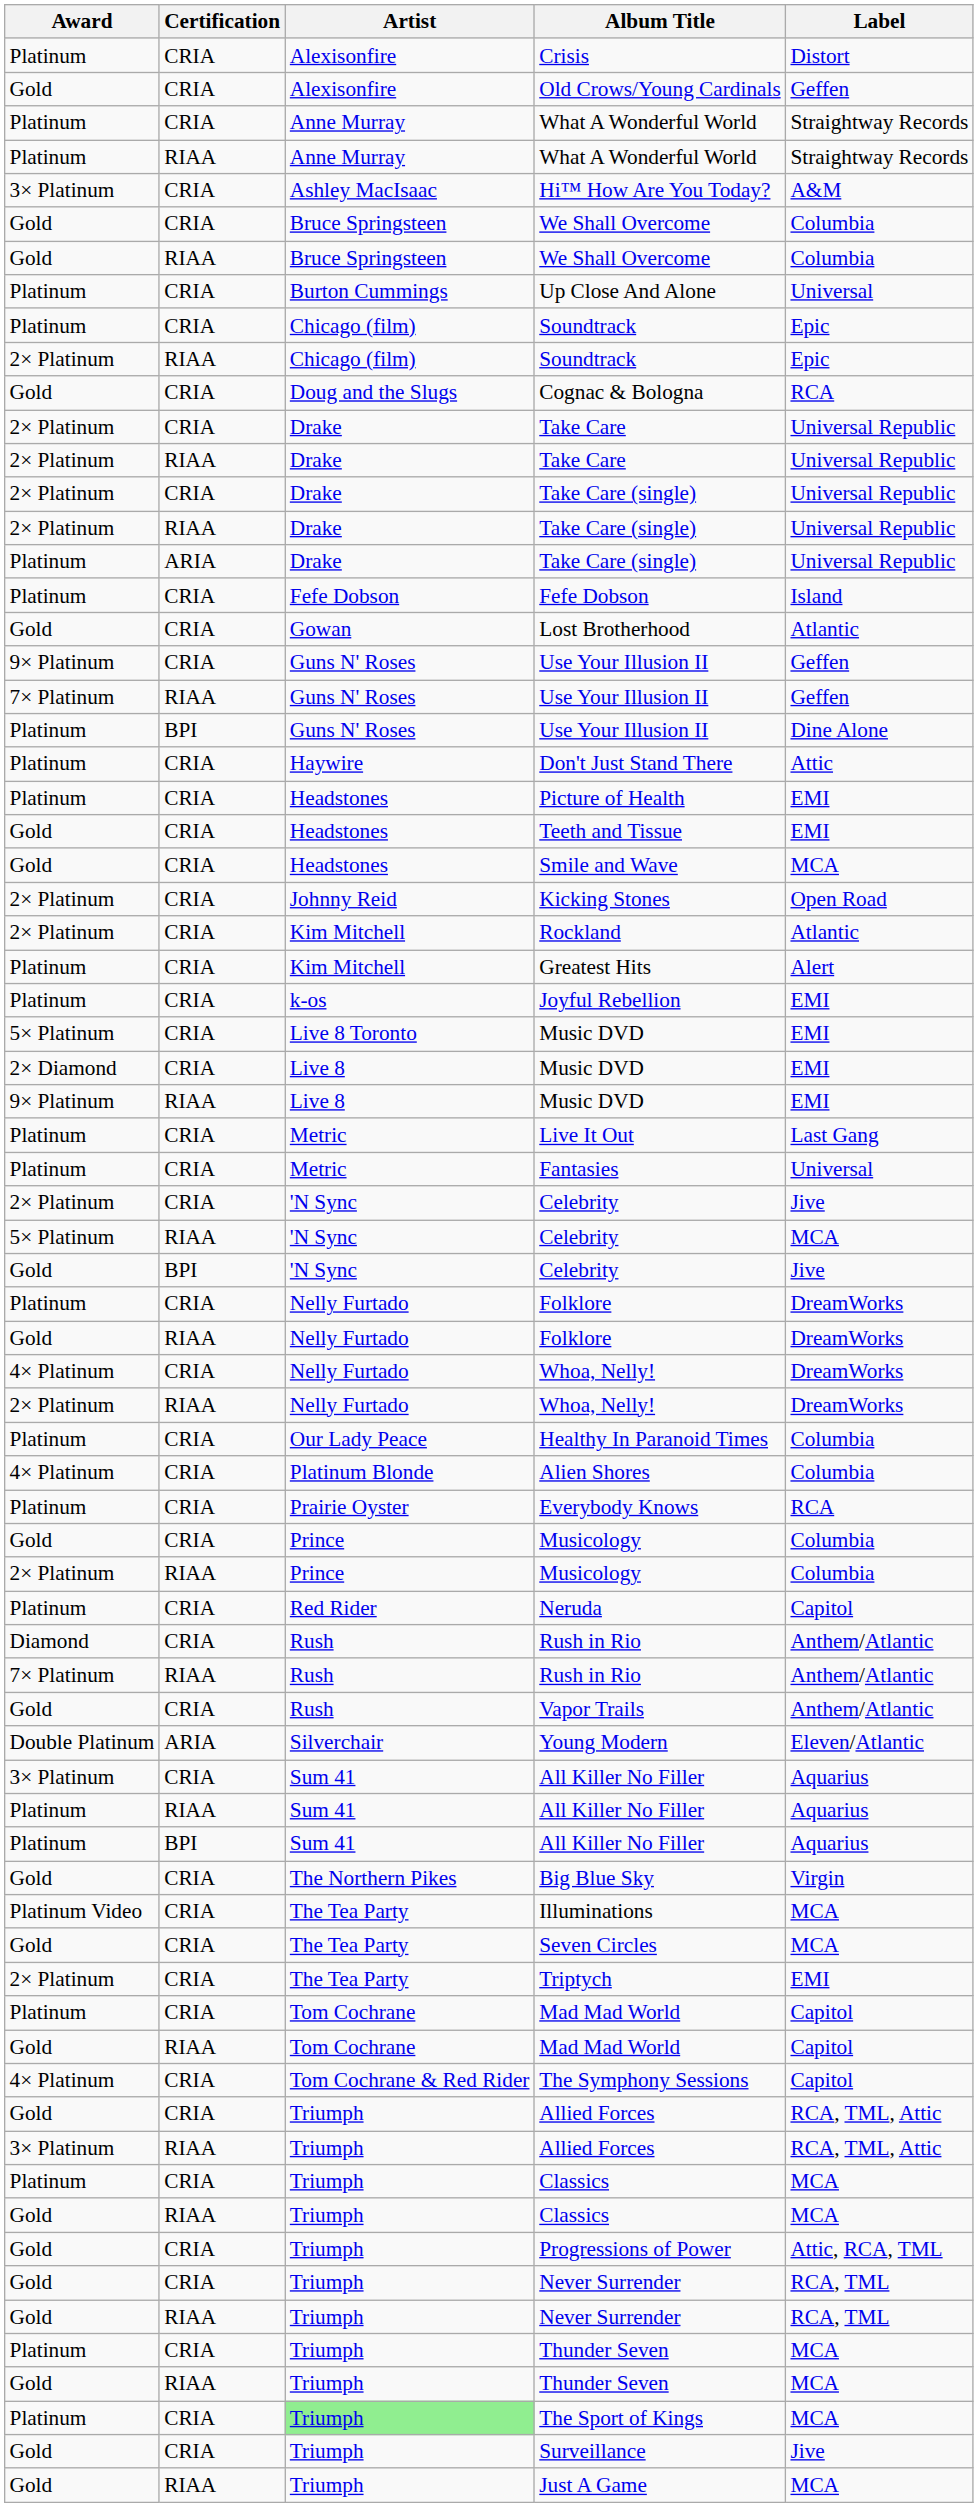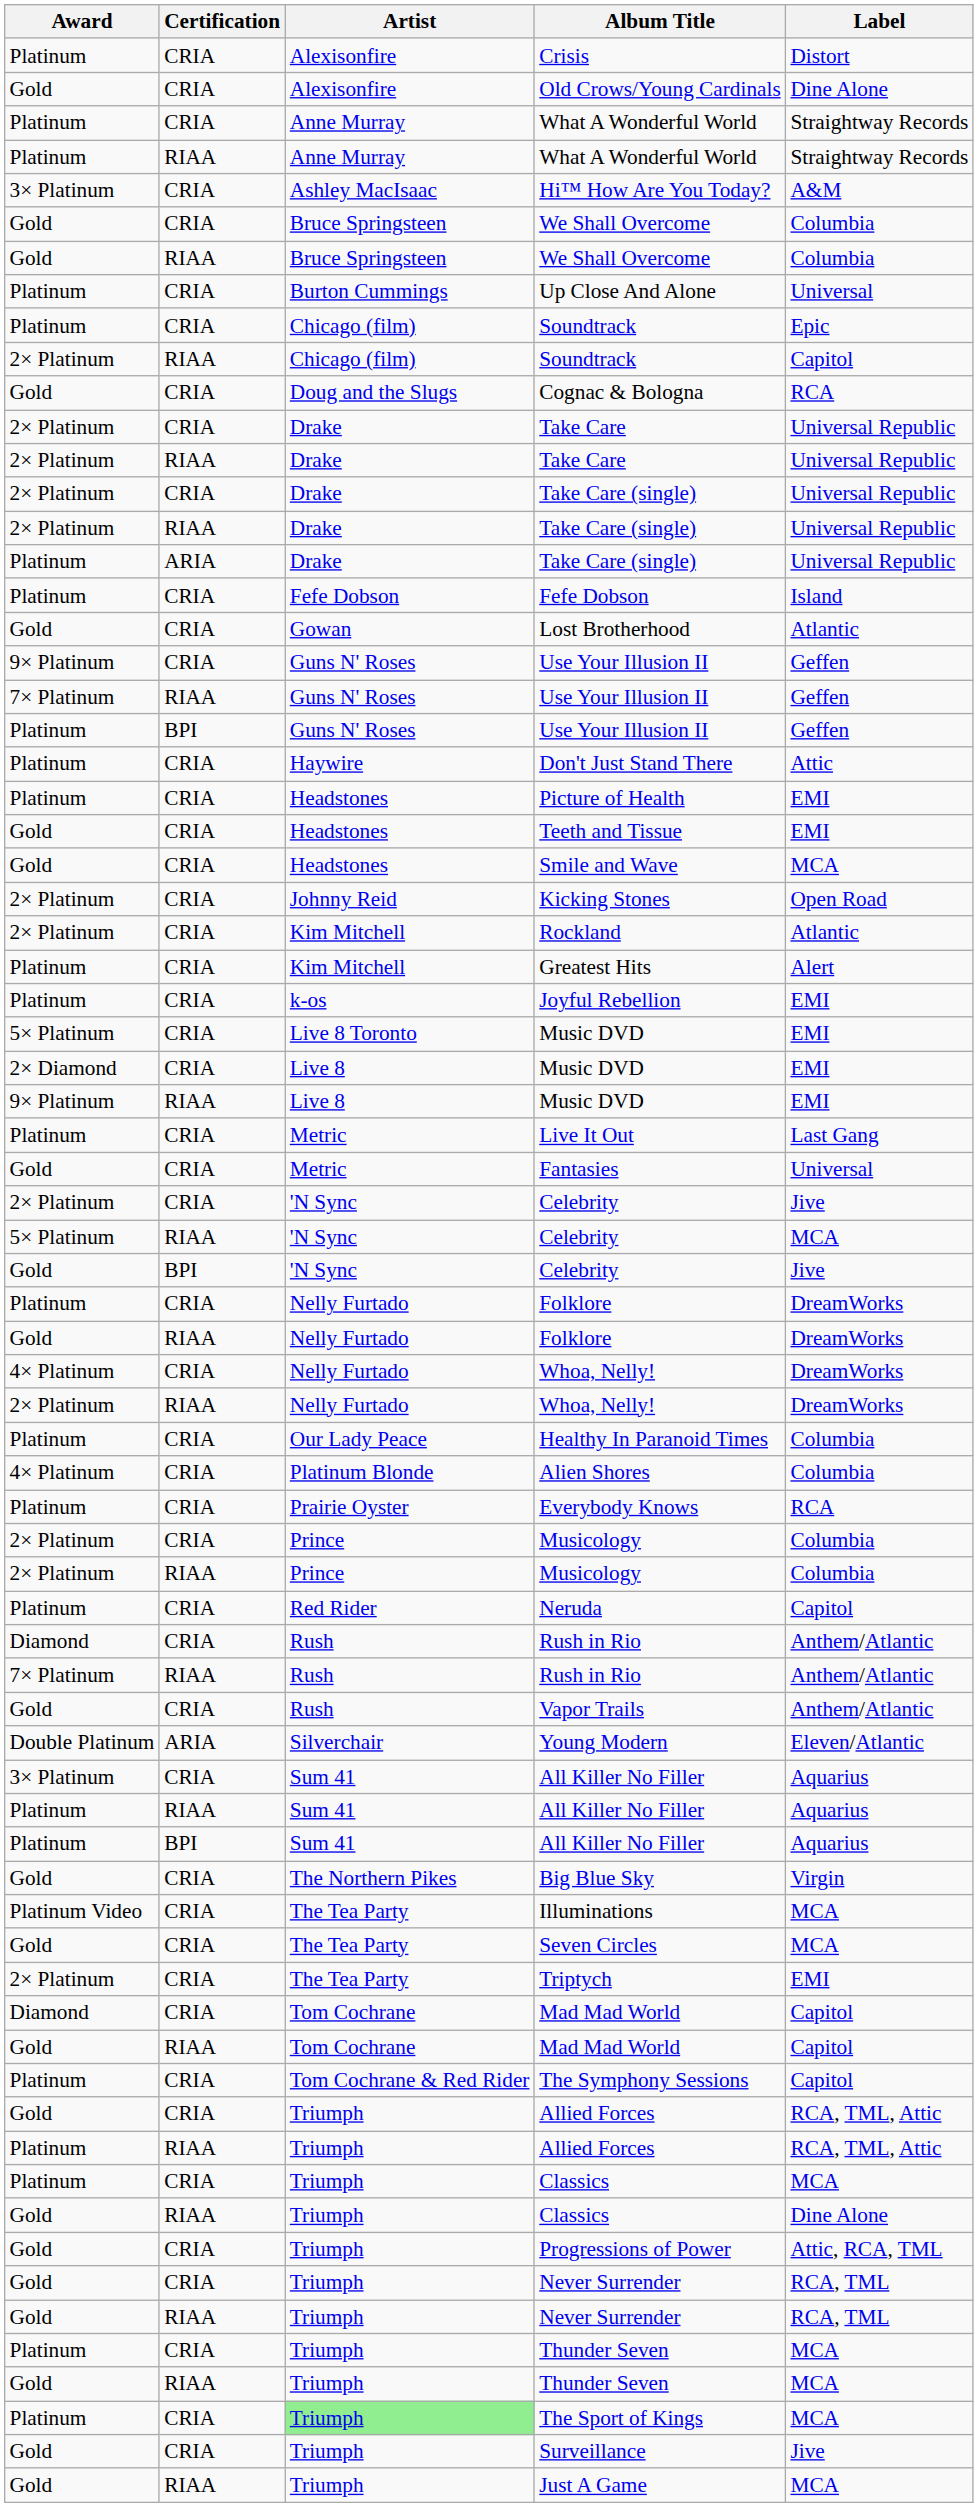(820, 88) Geffen -> (839, 88) Dine Alone
(810, 358) Epic -> (822, 358) Capitol
(839, 730) Dine Alone -> (820, 730) Geffen
(48, 1168) Platinum -> (31, 1168) Gold
(31, 1540) Gold -> (62, 1540) 2× Platinum
(48, 2012) Platinum -> (49, 2012) Diamond
(62, 2080) 4× Platinum -> (48, 2080) Platinum
(62, 2147) 3× Platinum -> (48, 2147) Platinum
(815, 2215) MCA -> (839, 2215) Dine Alone
